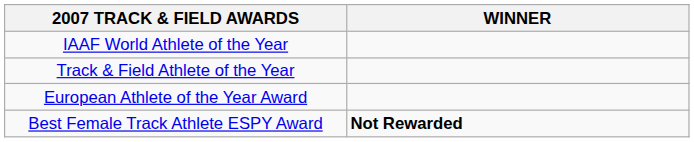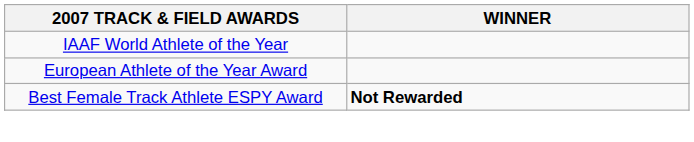- row: (176, 71)
